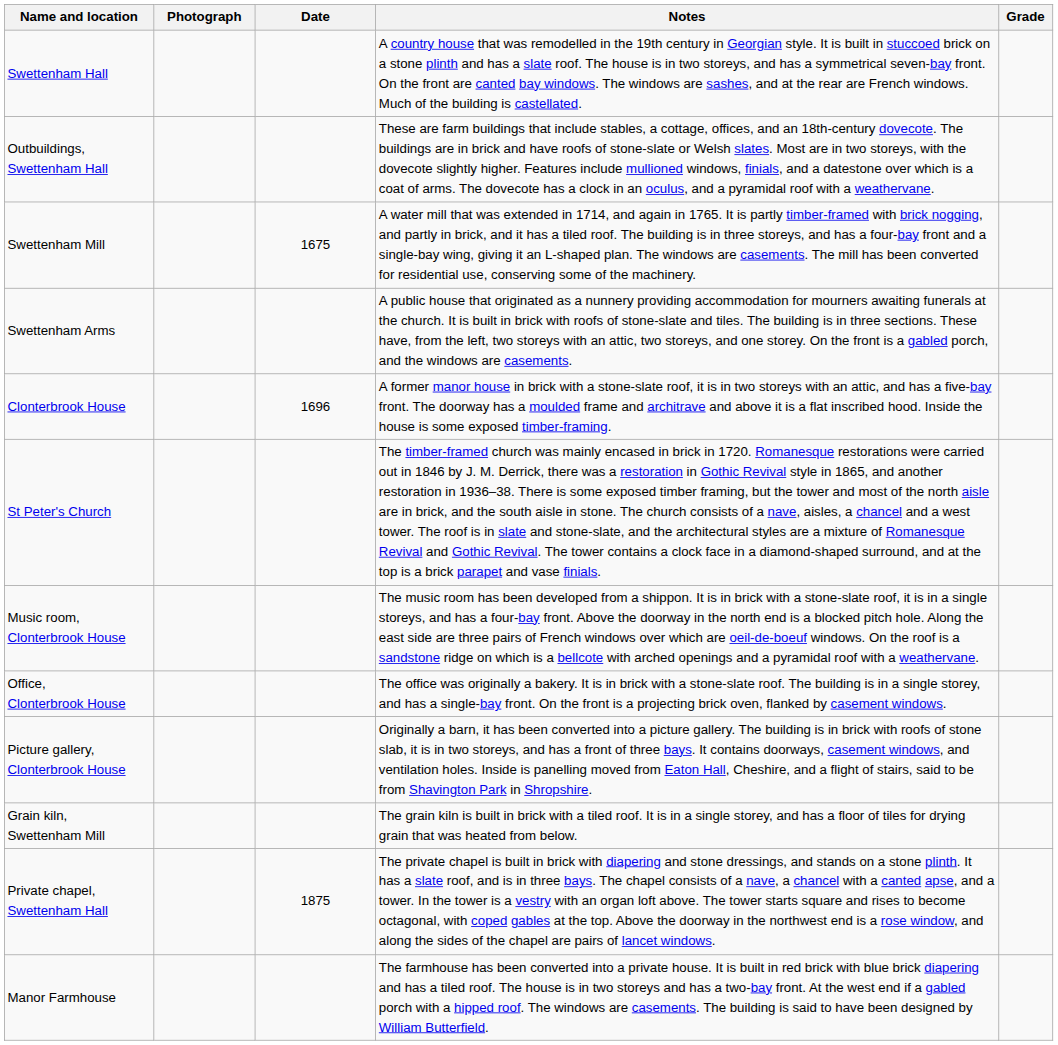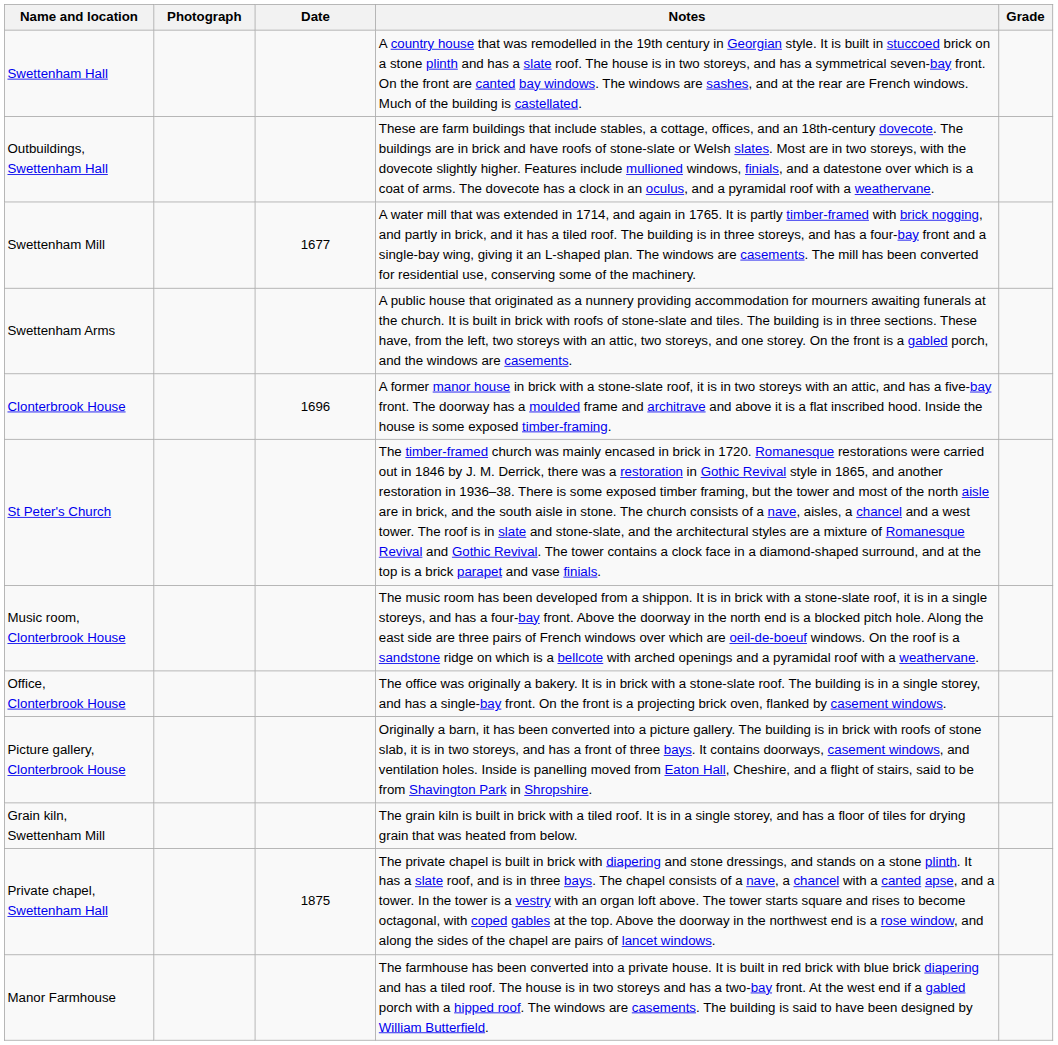(315, 245) 1675 -> (315, 245) 1677
